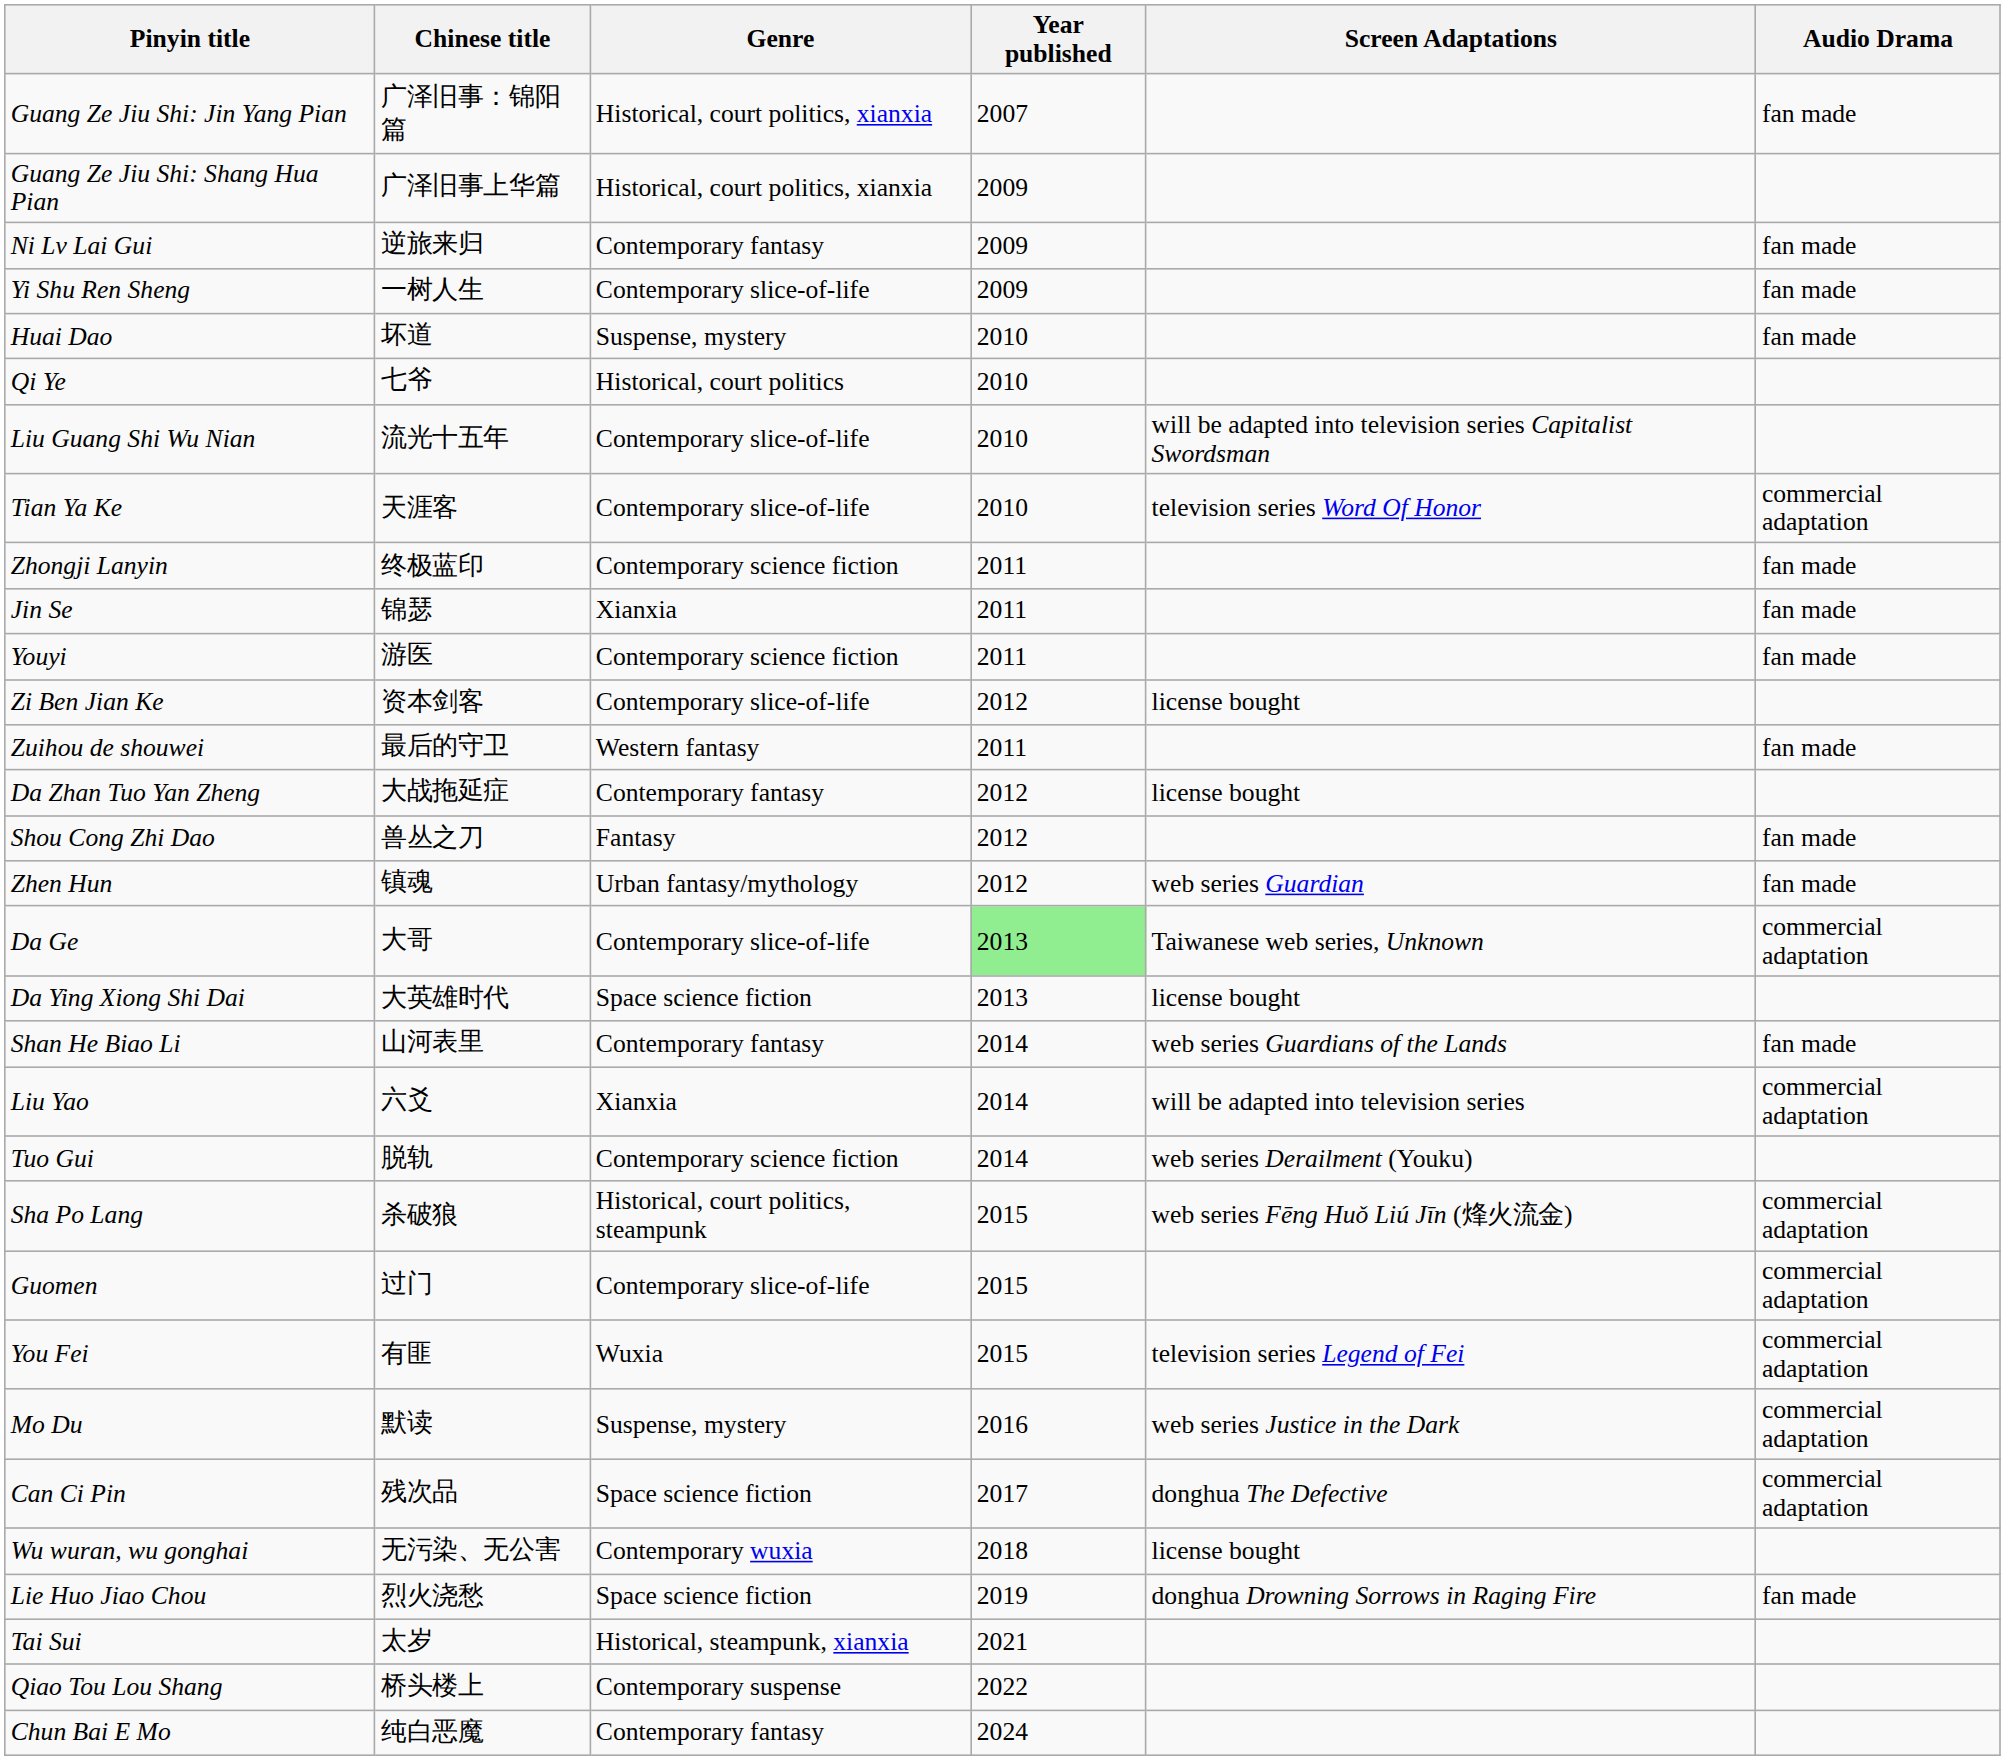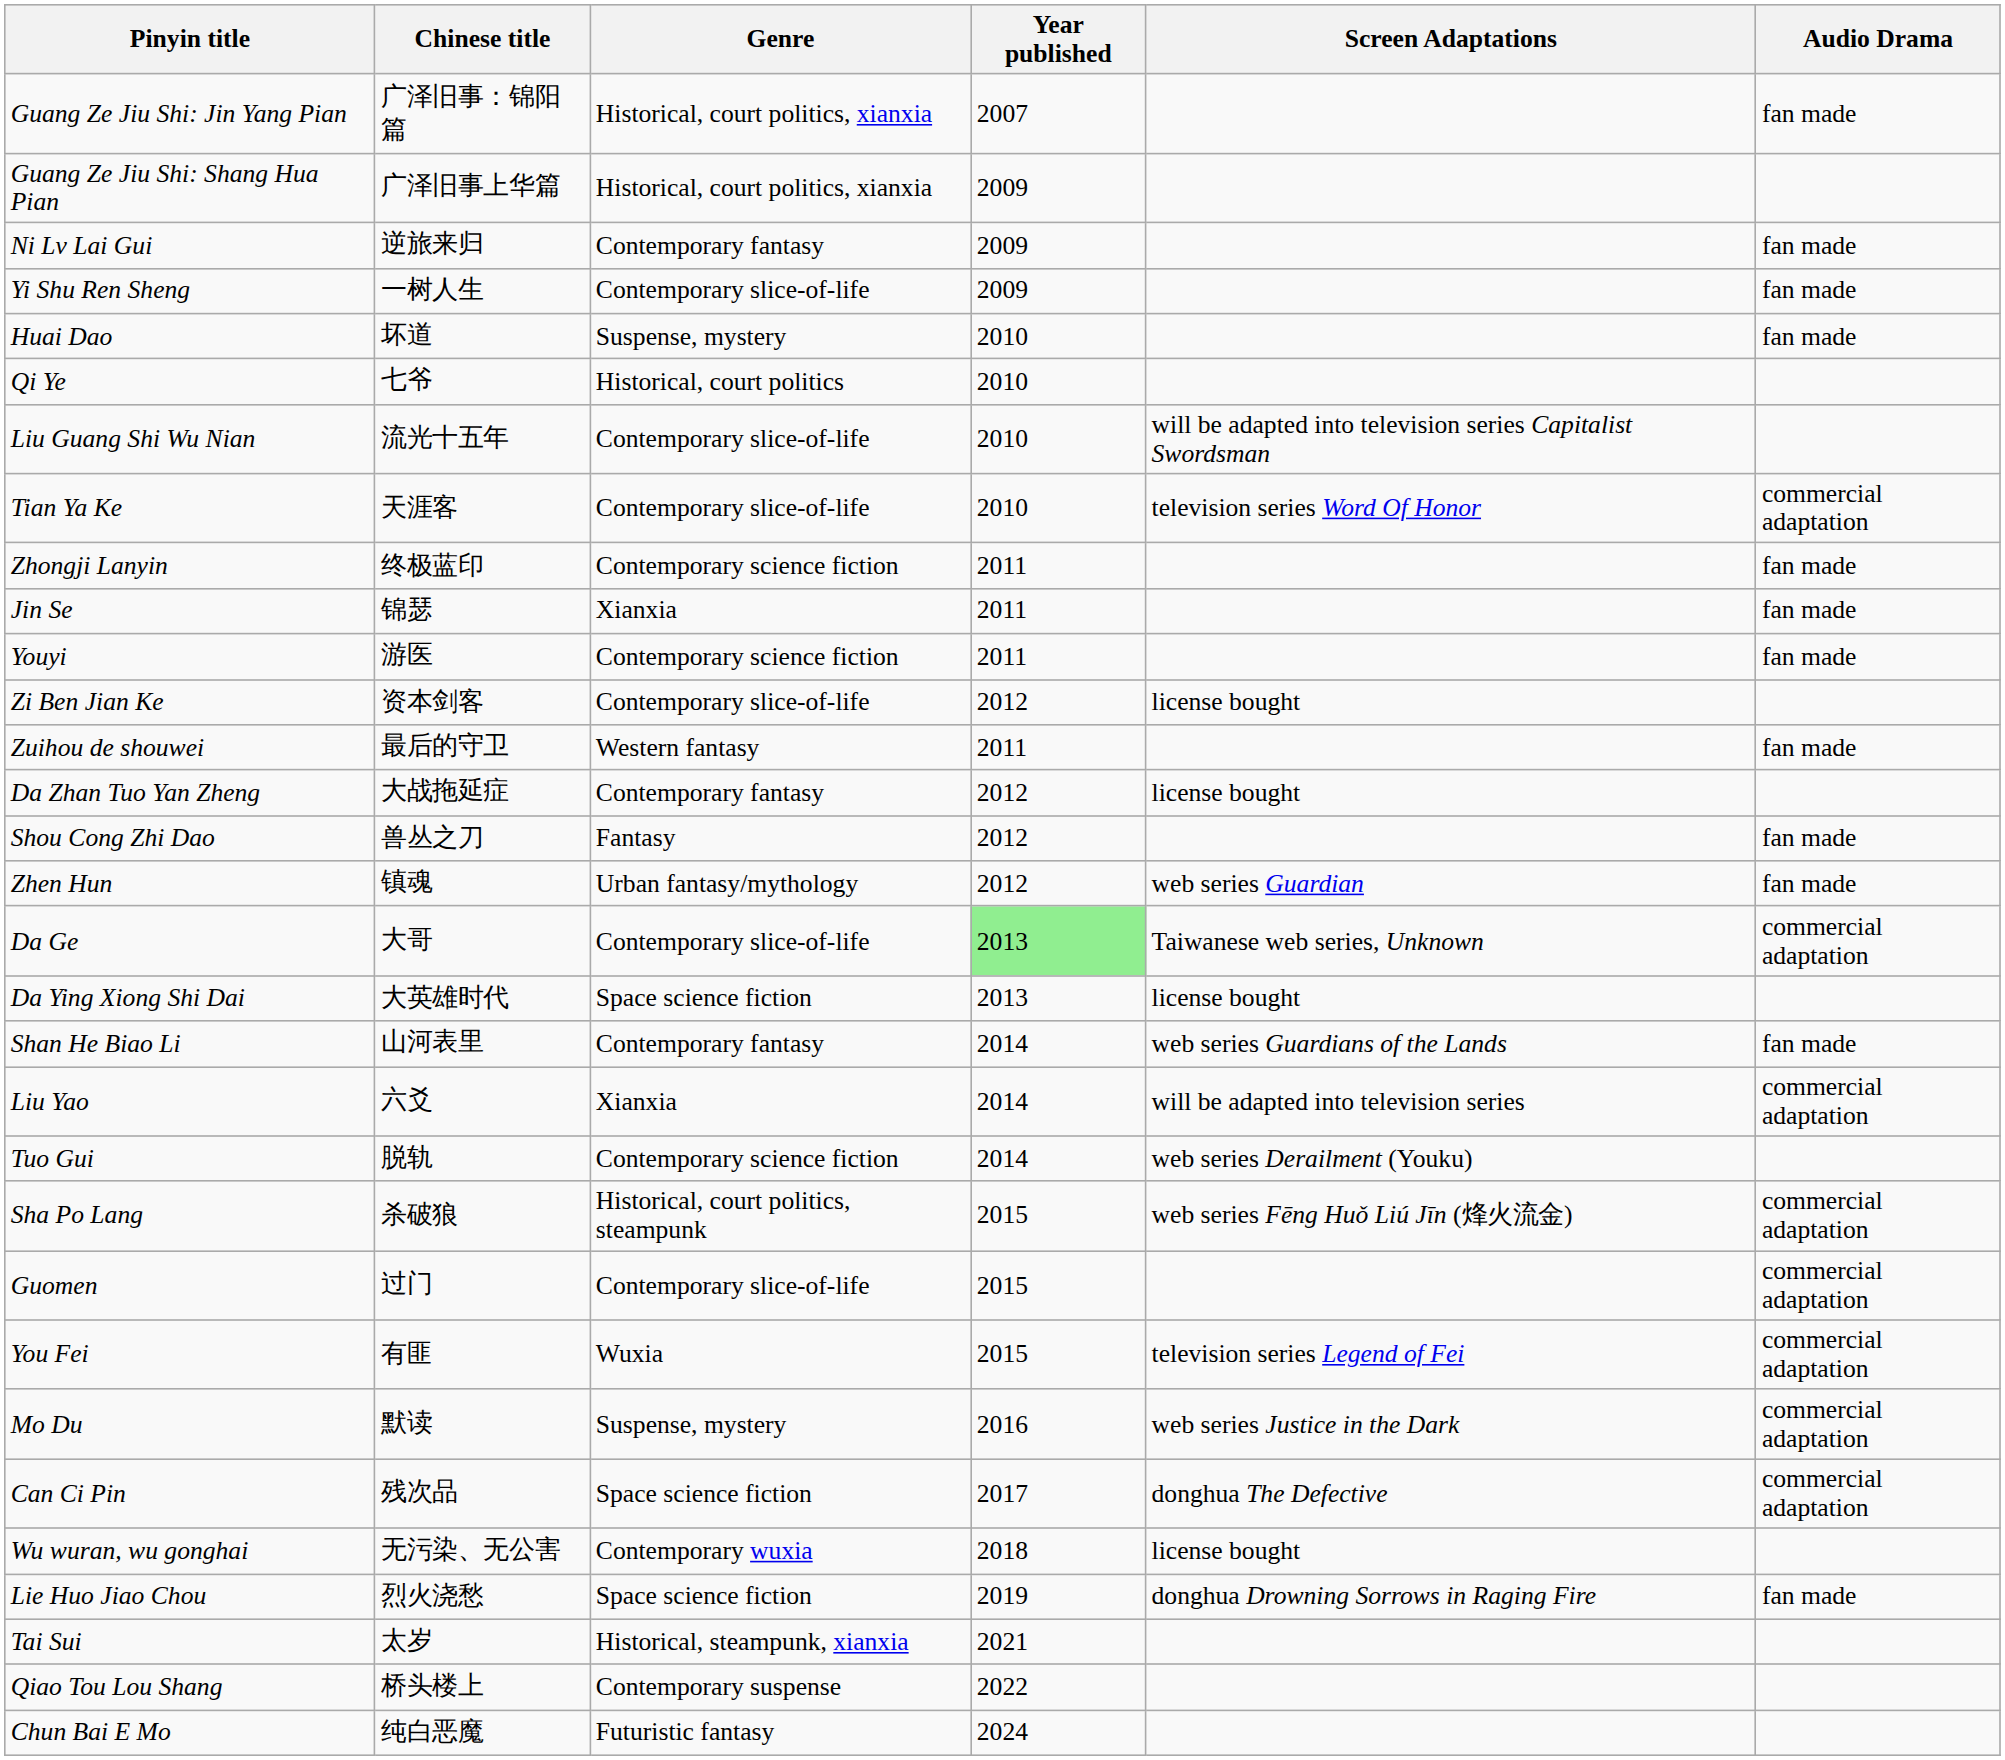(710, 1732) Contemporary fantasy -> (685, 1732) Futuristic fantasy
